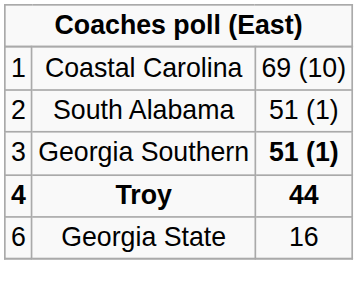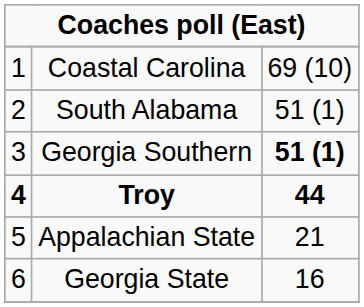+ row: (147, 237)
